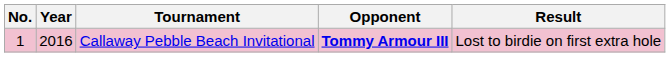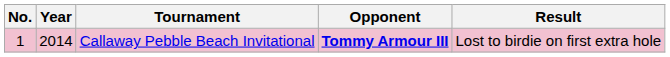(56, 40) 2016 -> (56, 40) 2014
